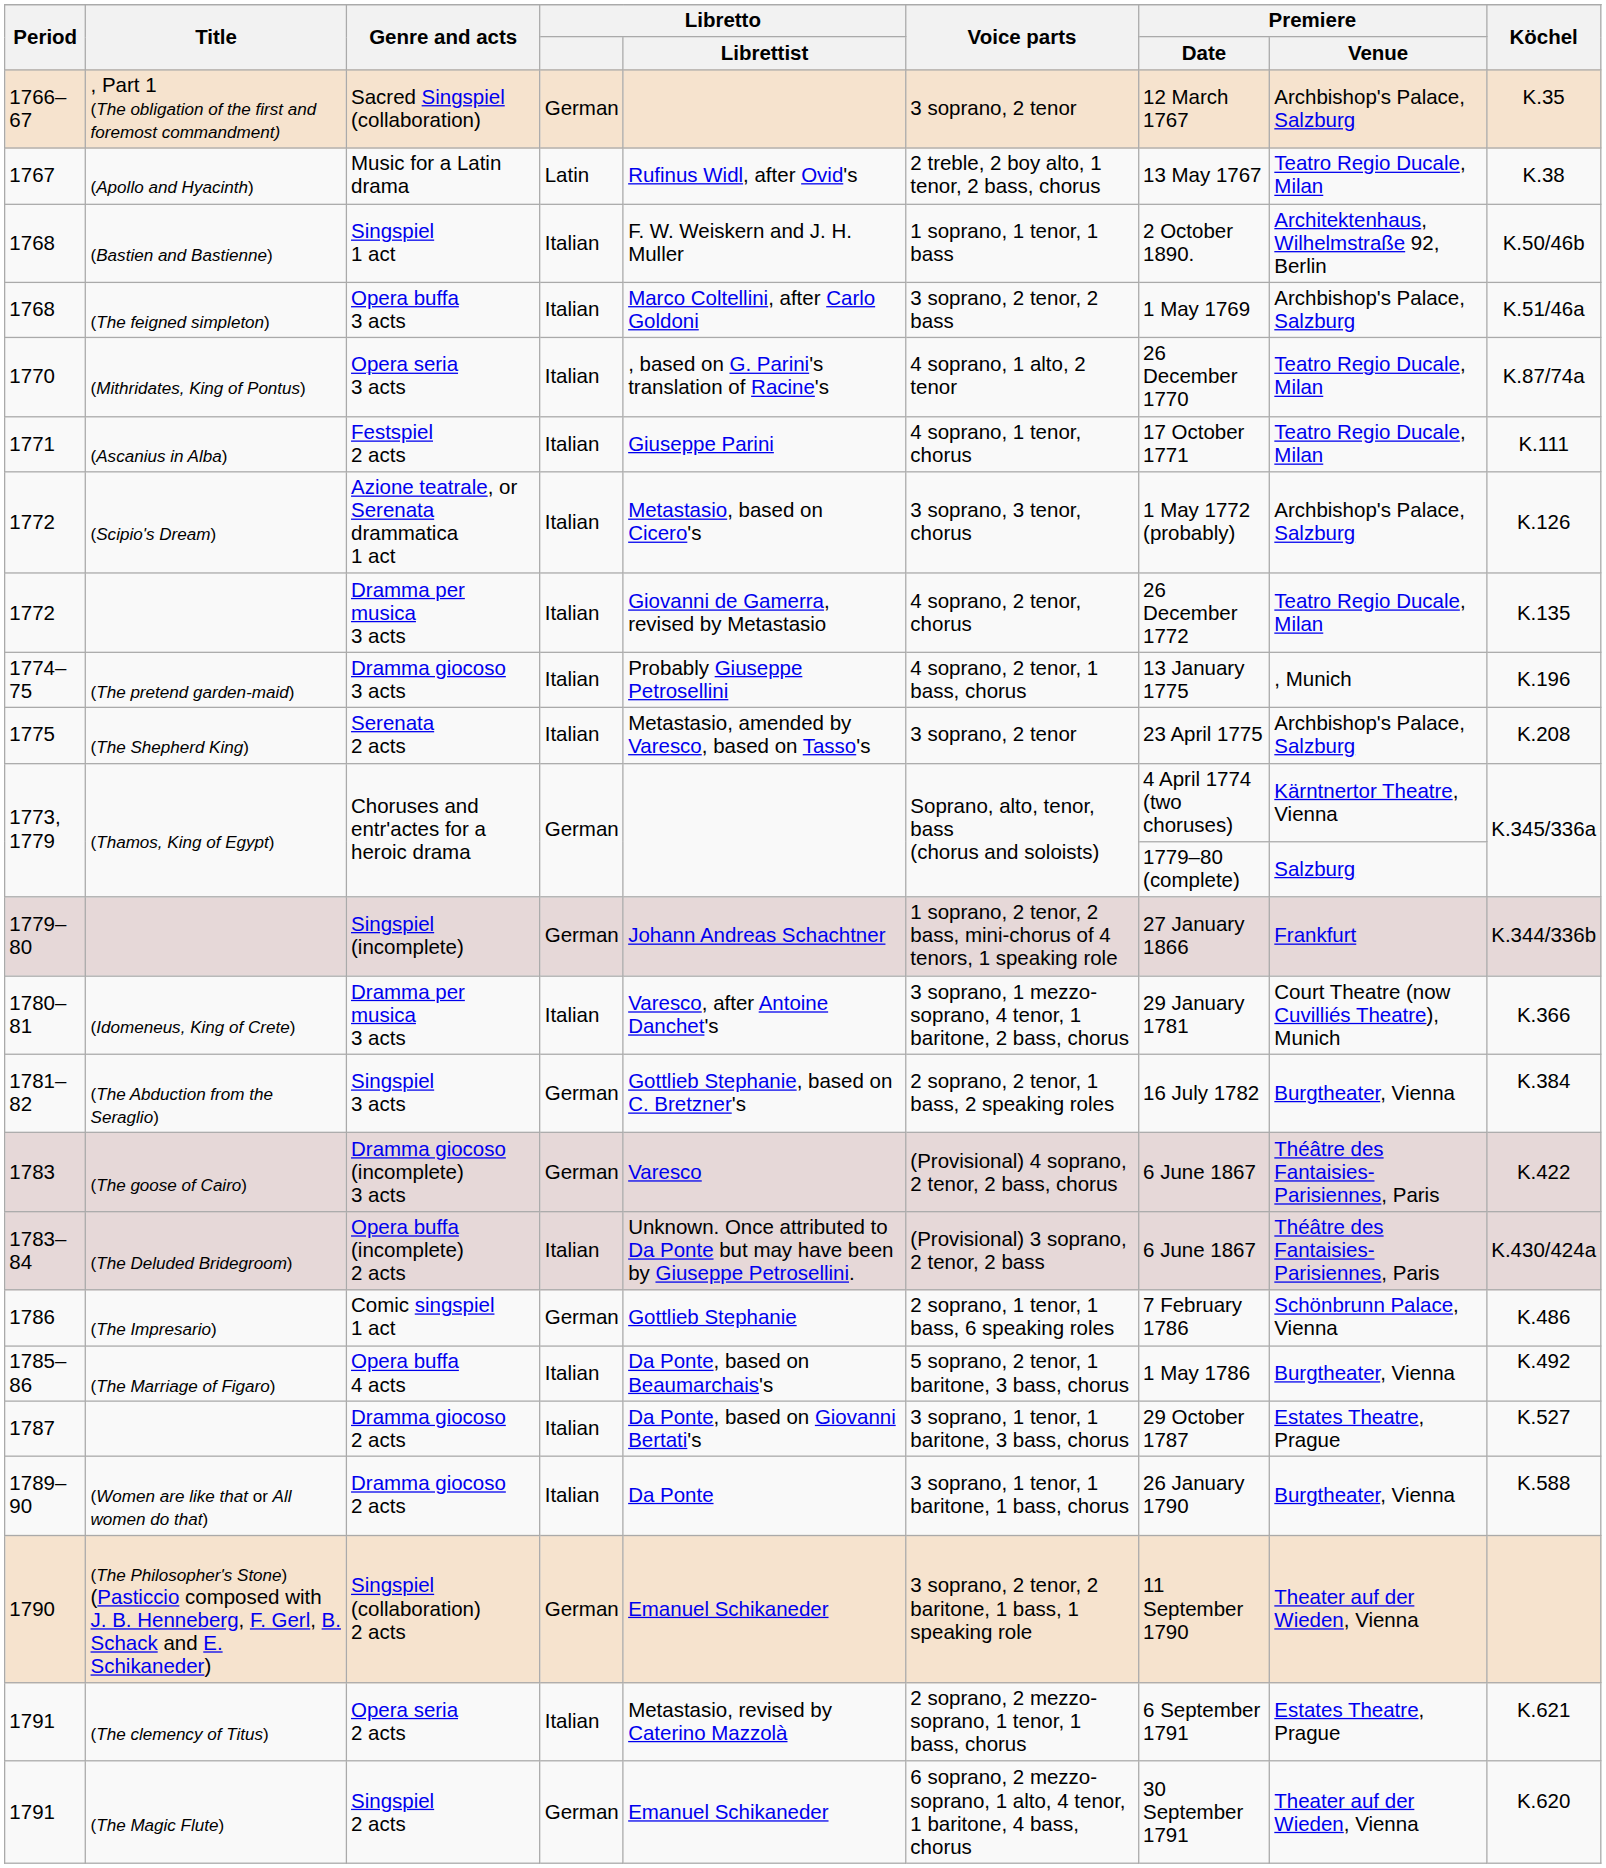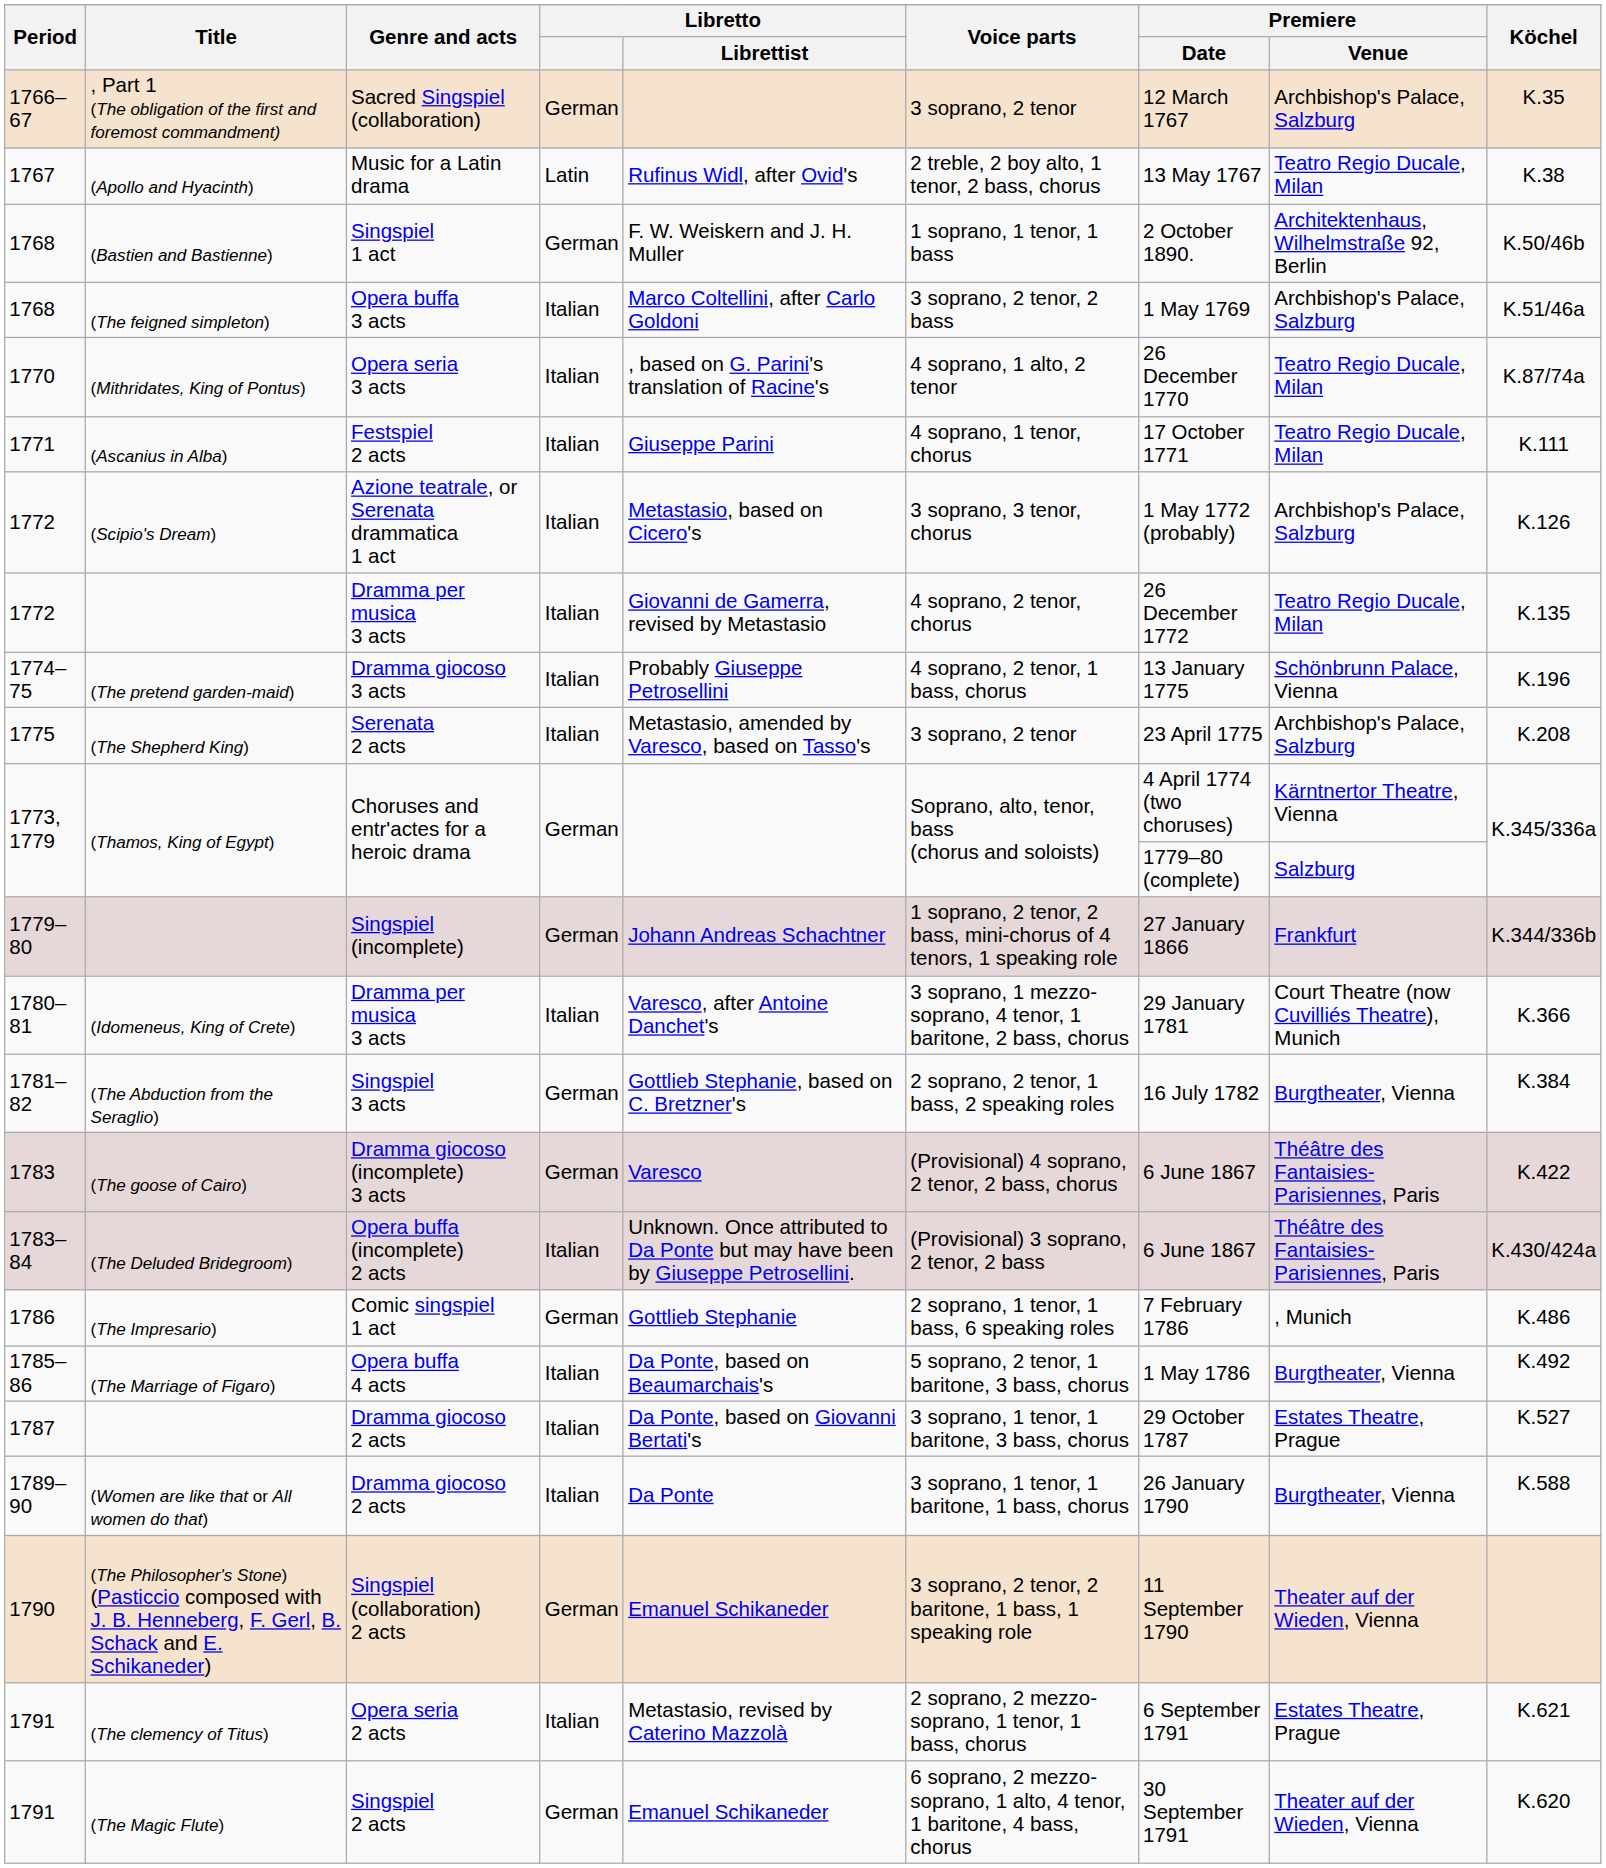(572, 242) Italian -> (582, 242) German
(1313, 679) , Munich -> (1367, 679) Schönbrunn Palace, Vienna
(1367, 1317) Schönbrunn Palace, Vienna -> (1313, 1317) , Munich
